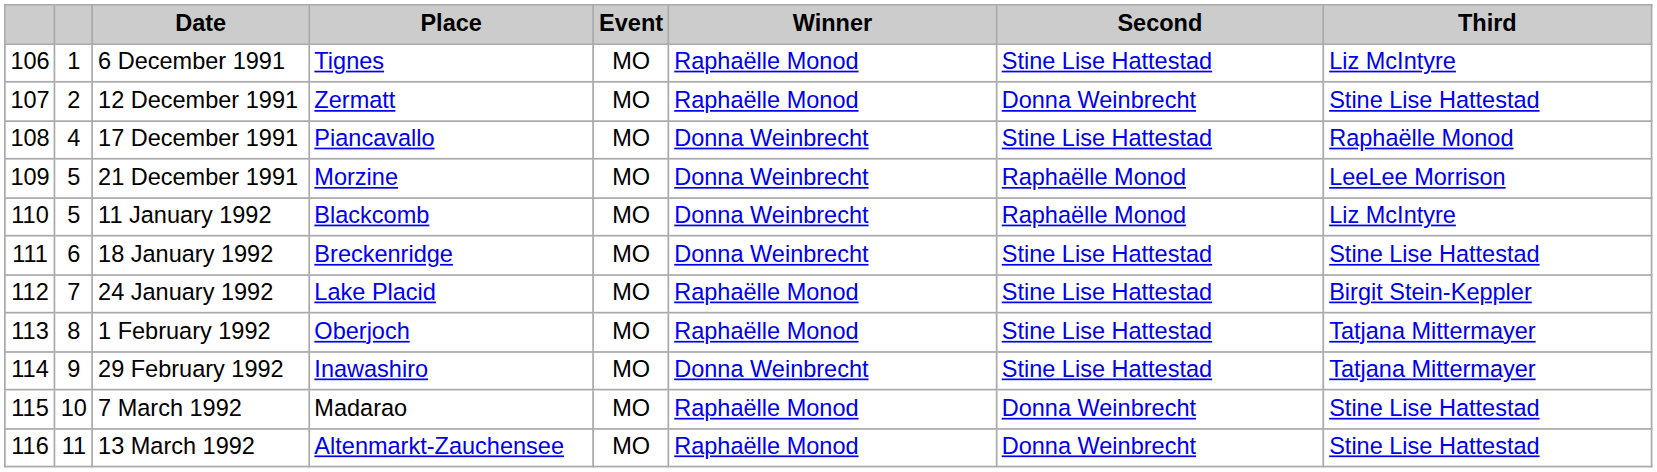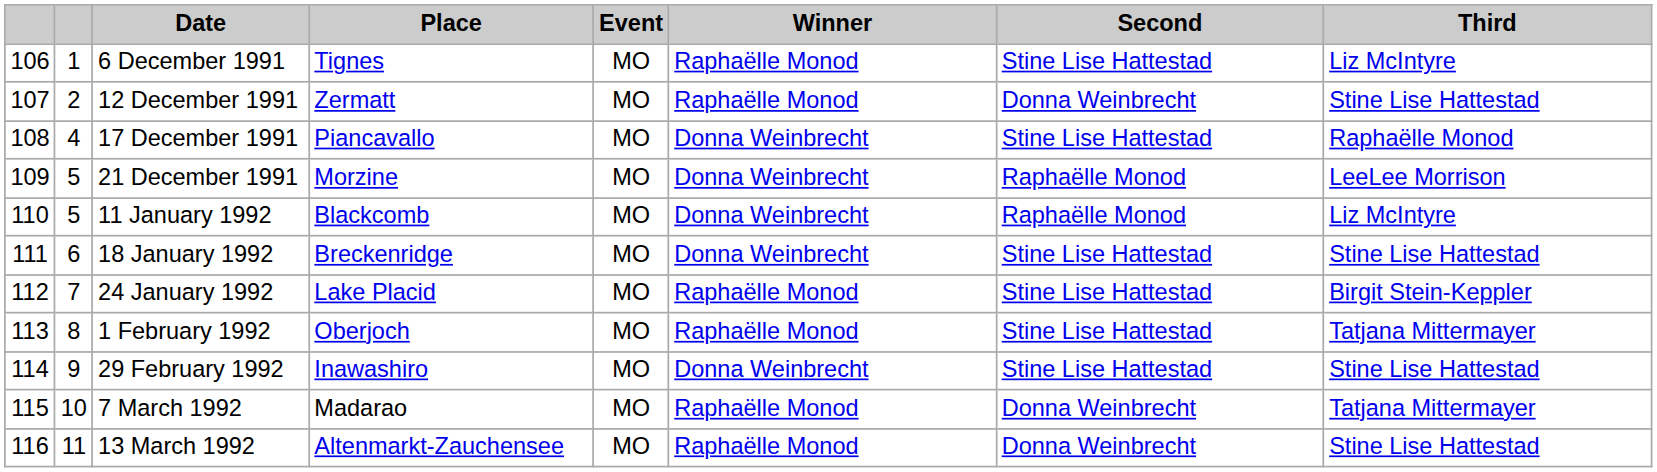(1432, 369) Tatjana Mittermayer -> (1434, 369) Stine Lise Hattestad
(1434, 408) Stine Lise Hattestad -> (1432, 408) Tatjana Mittermayer
